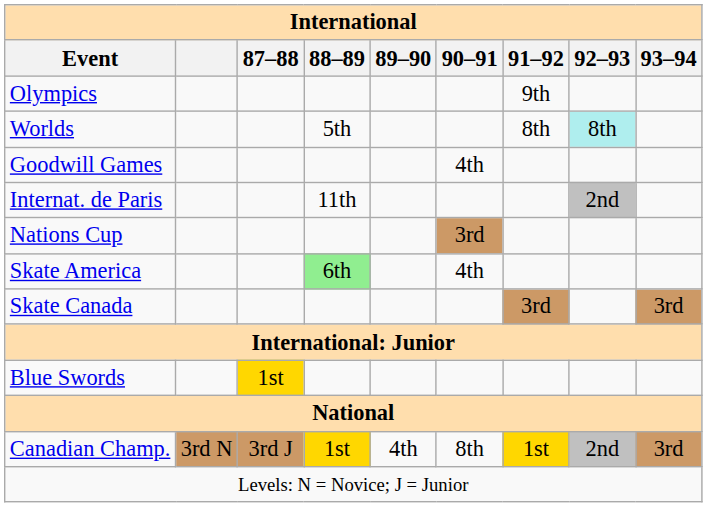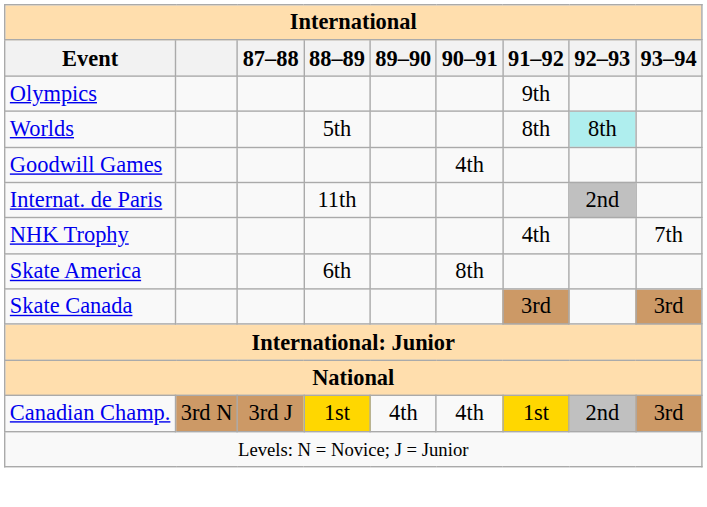- row: (66, 235)
+ row: (69, 235)
(337, 270) lightgreen background -> (337, 270) no background
(470, 270) 4th -> (470, 270) 8th
- row: (67, 377)
(470, 448) 8th -> (470, 413) 4th
